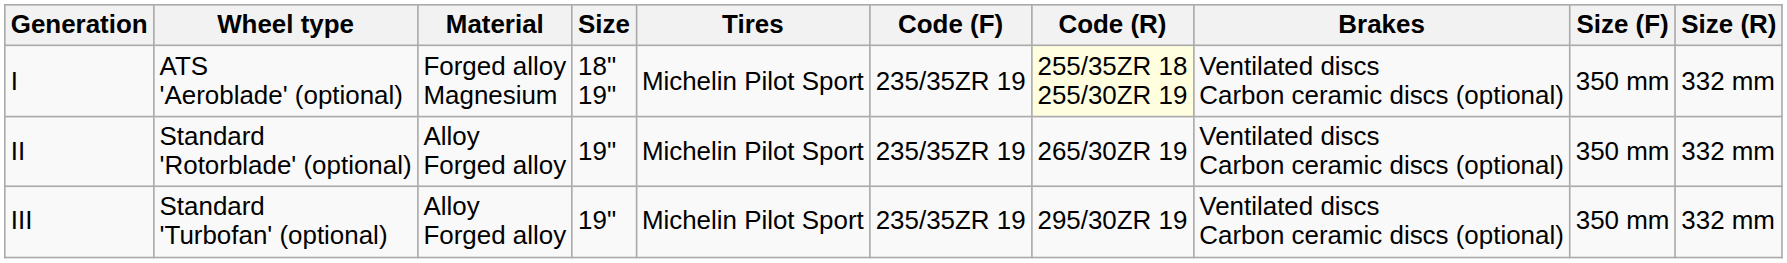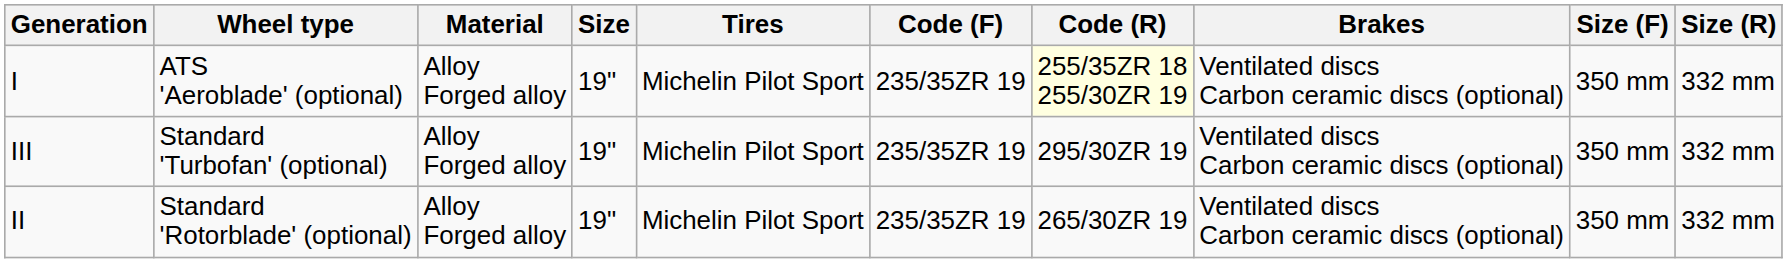(495, 80) Forged alloy Magnesium -> (495, 80) Alloy Forged alloy
(597, 80) 18" 19" -> (597, 80) 19"
rows swapped: (18, 151) <-> (22, 221)
